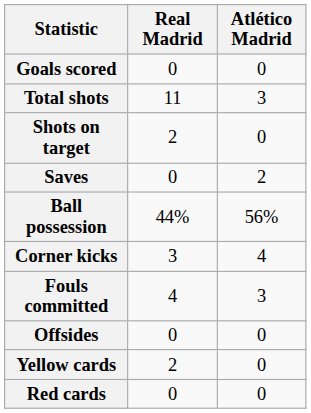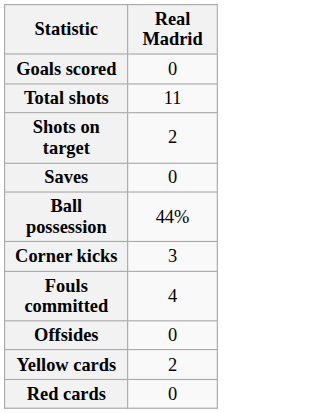- column: (262, 29)
